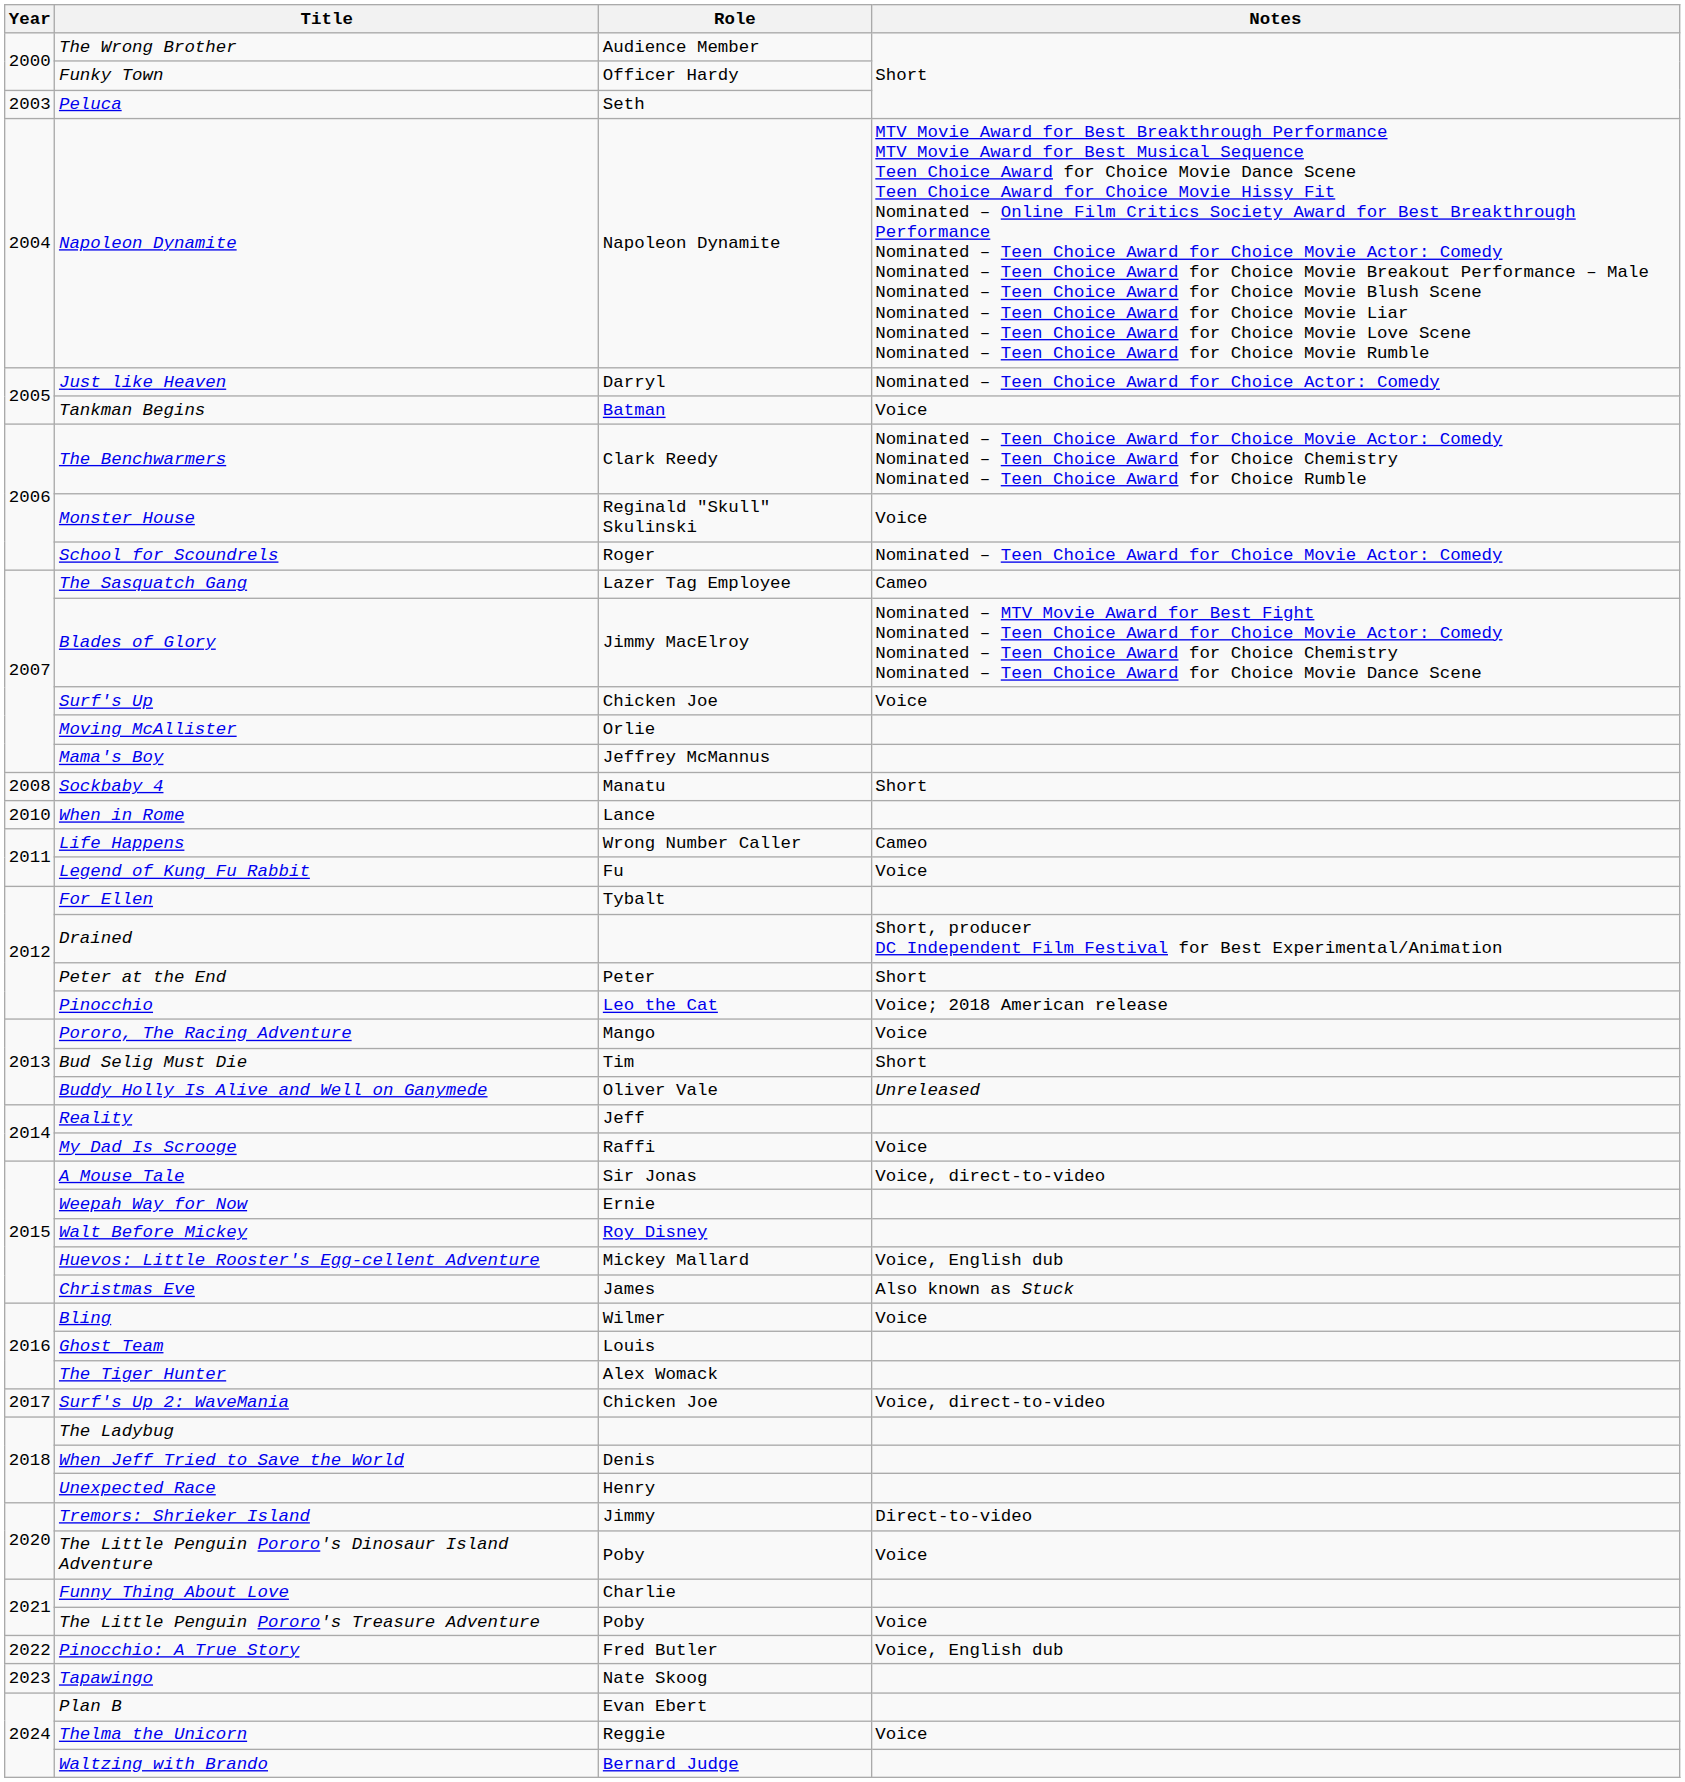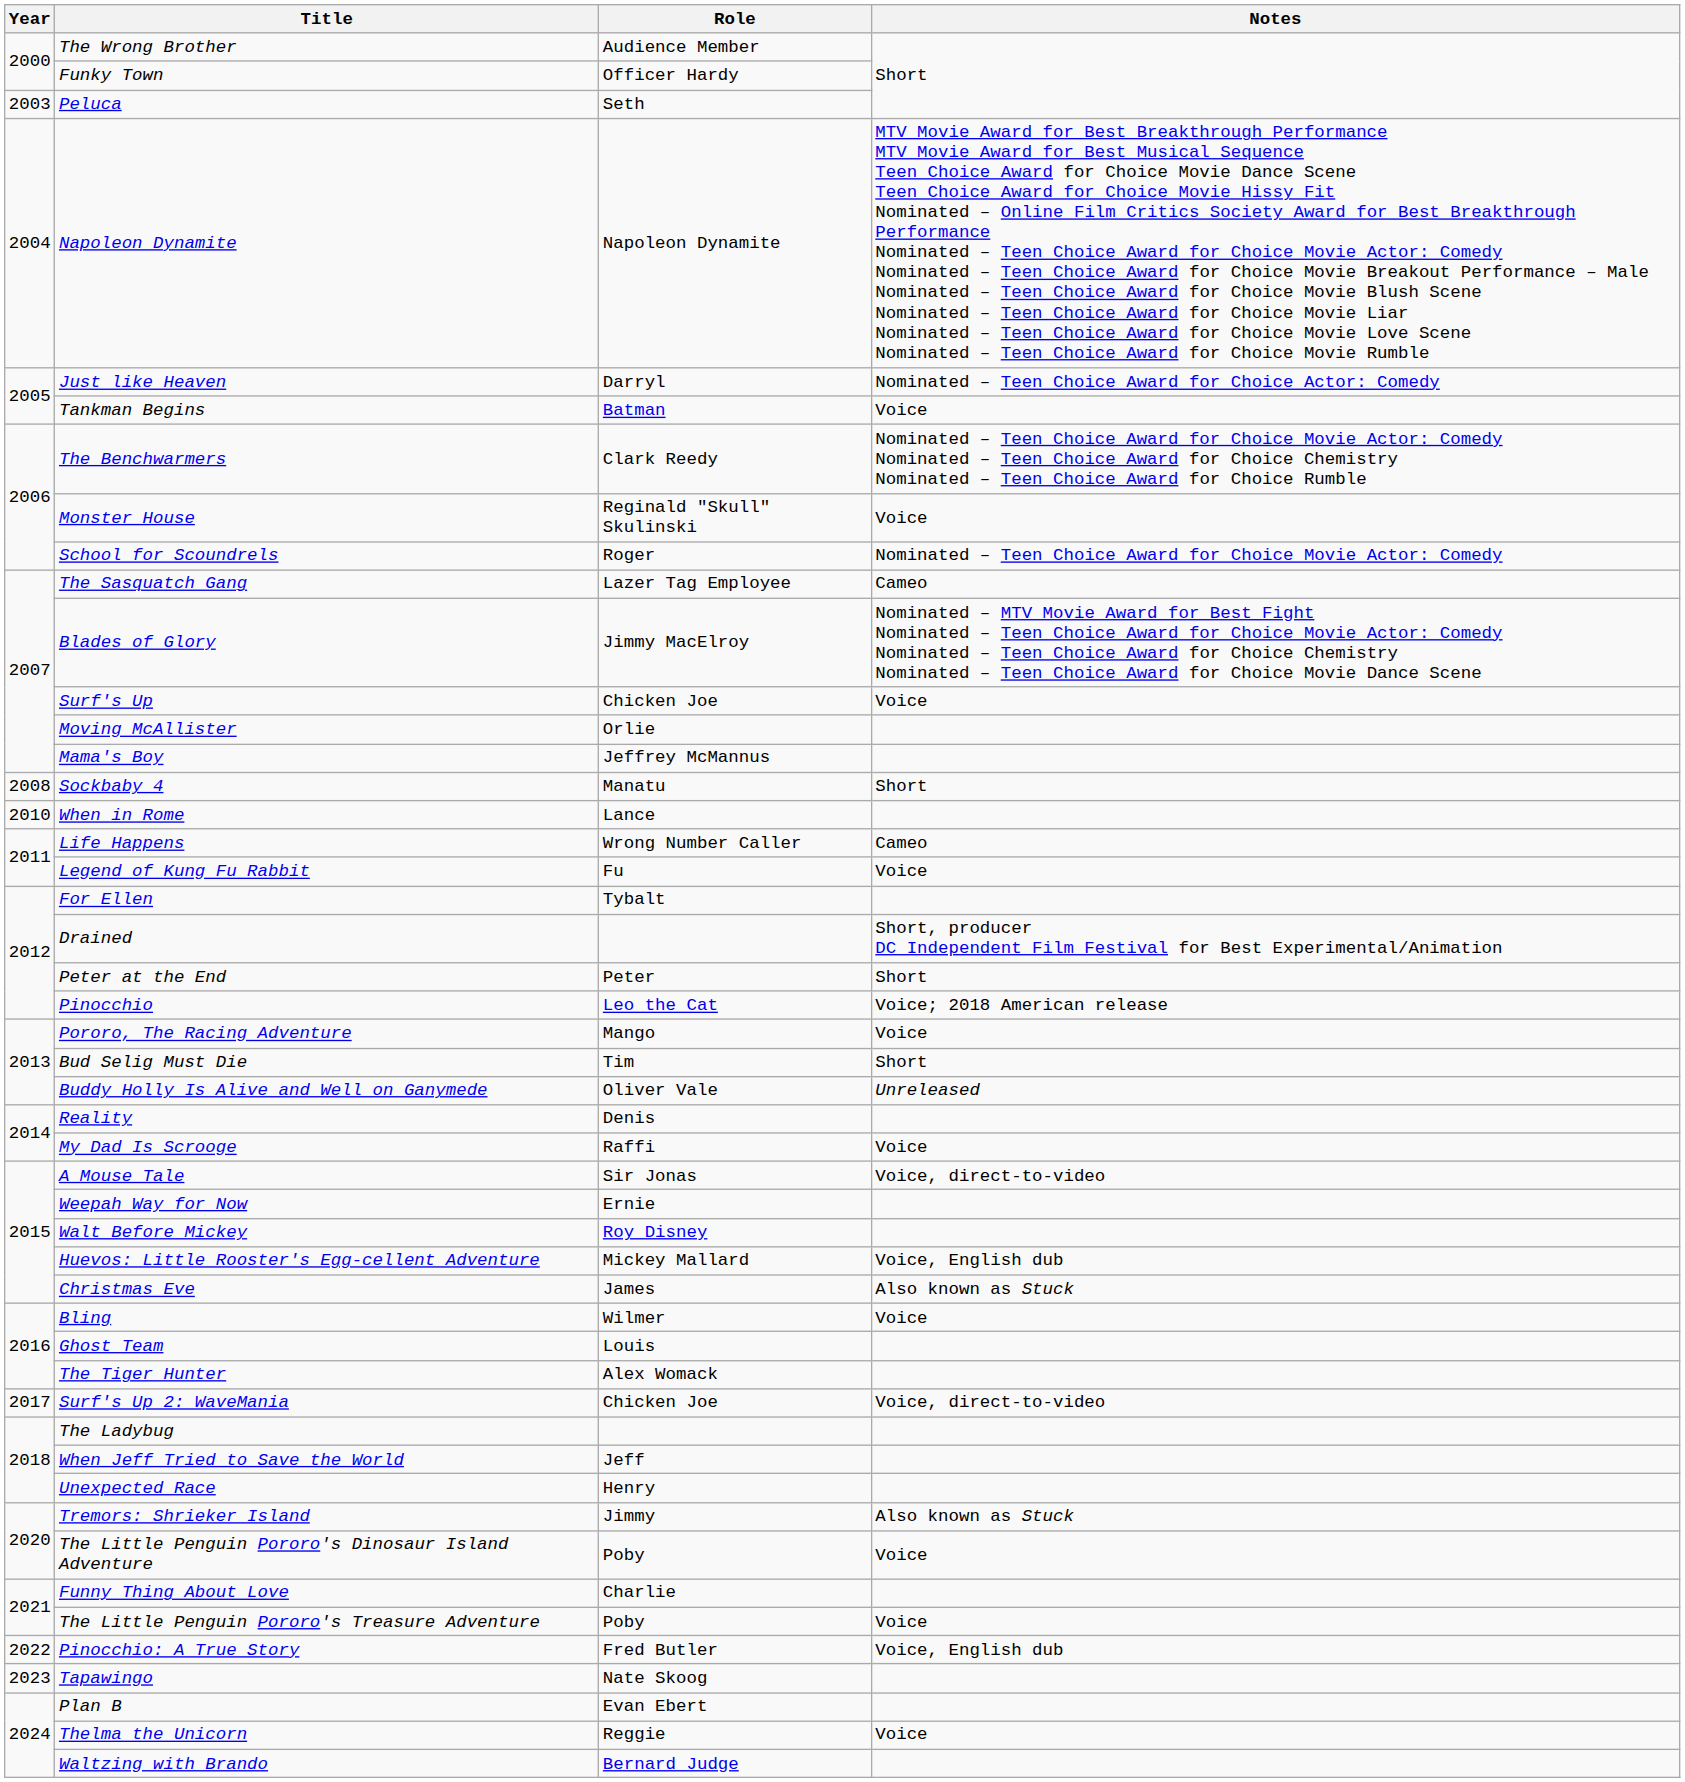(624, 1119) Jeff -> (629, 1119) Denis
(629, 1460) Denis -> (624, 1460) Jeff
(954, 1516) Direct-to-video -> (975, 1516) Also known as Stuck
